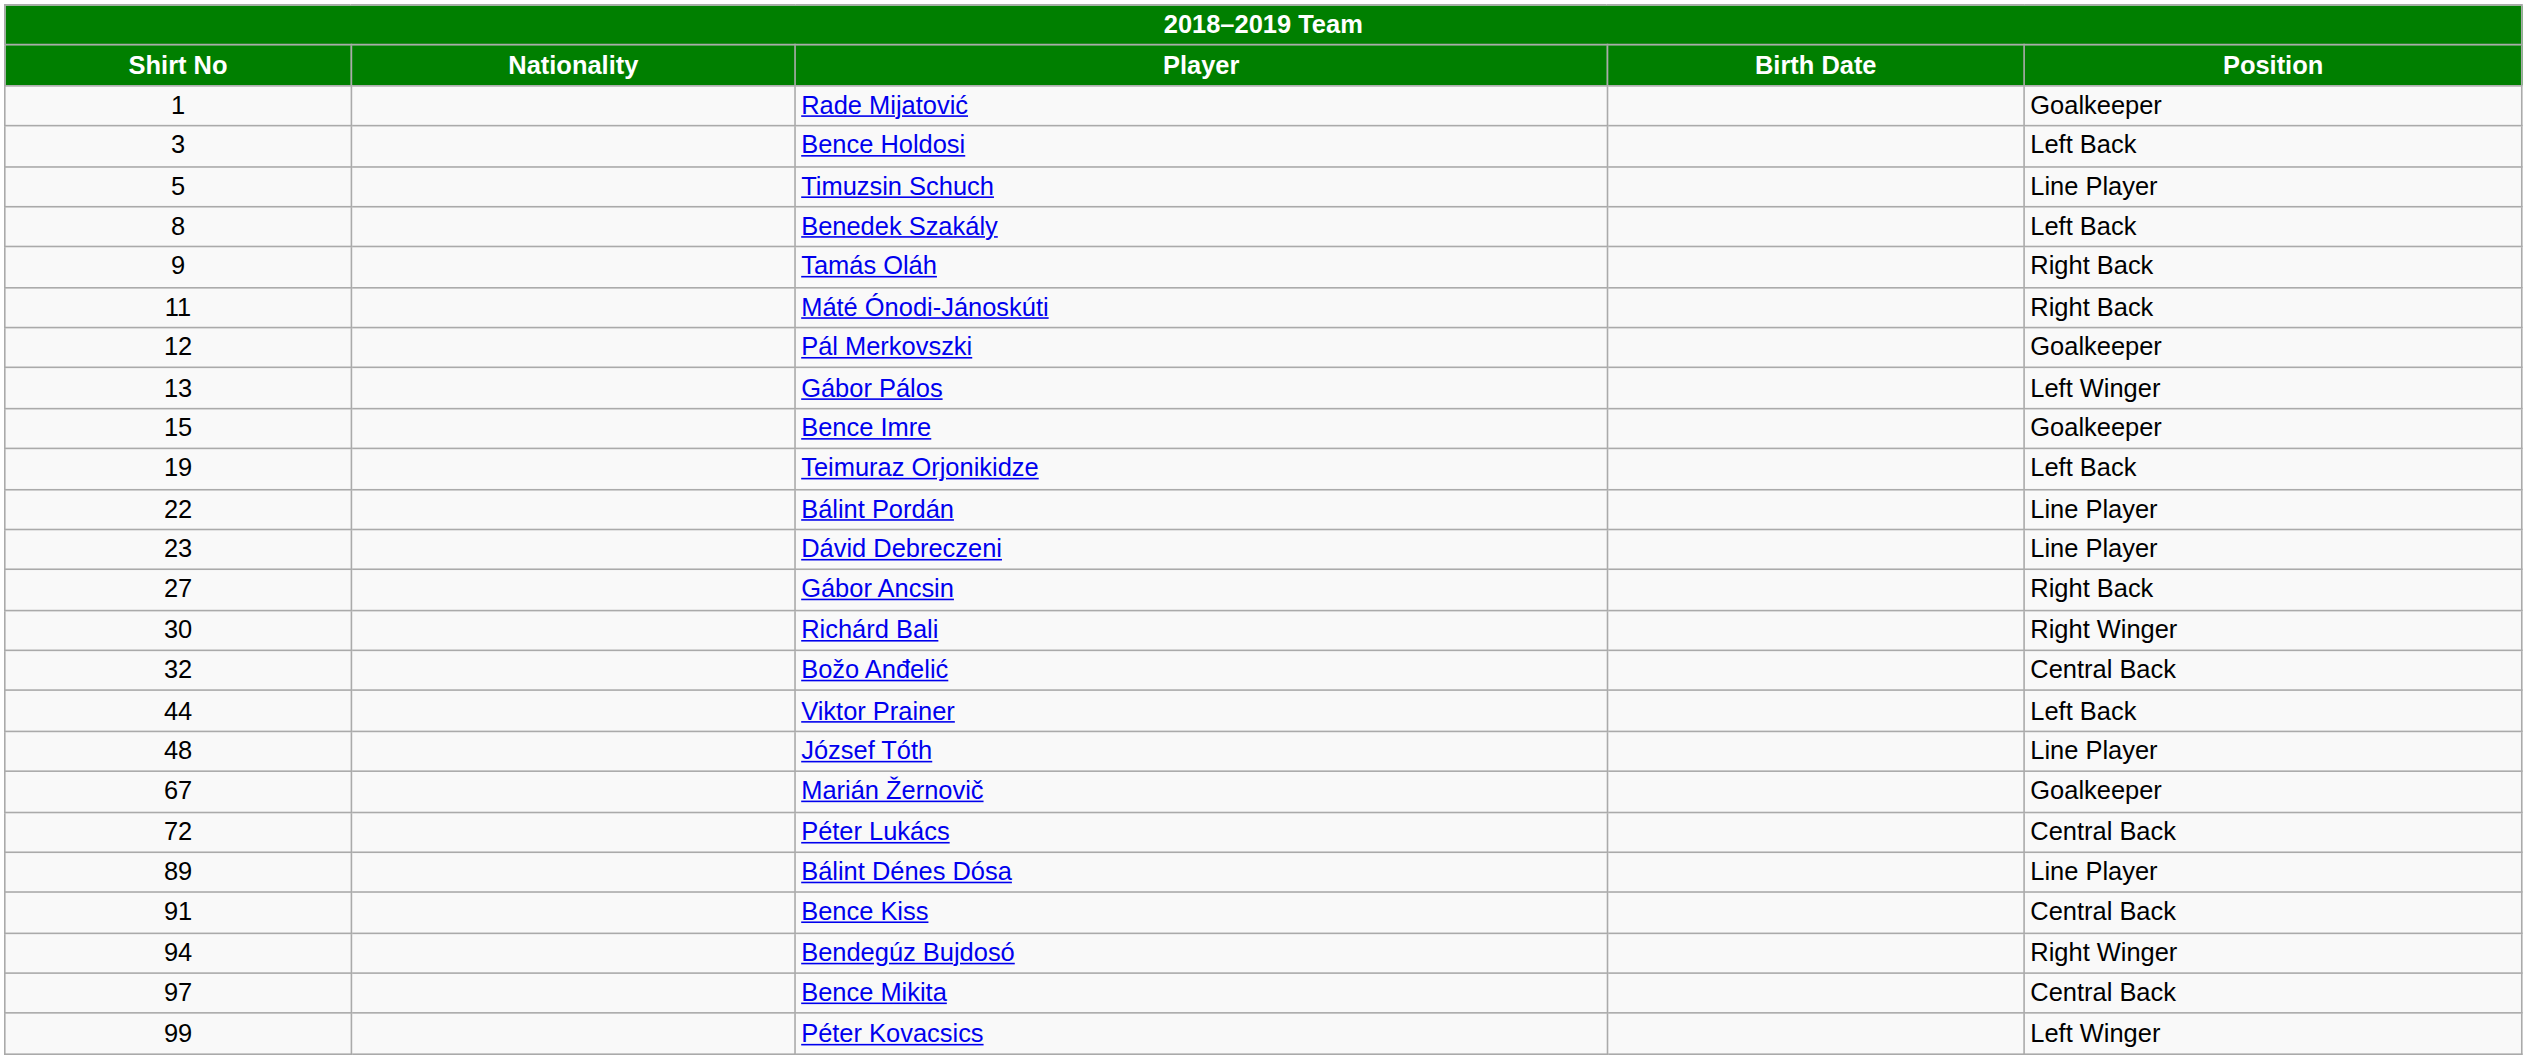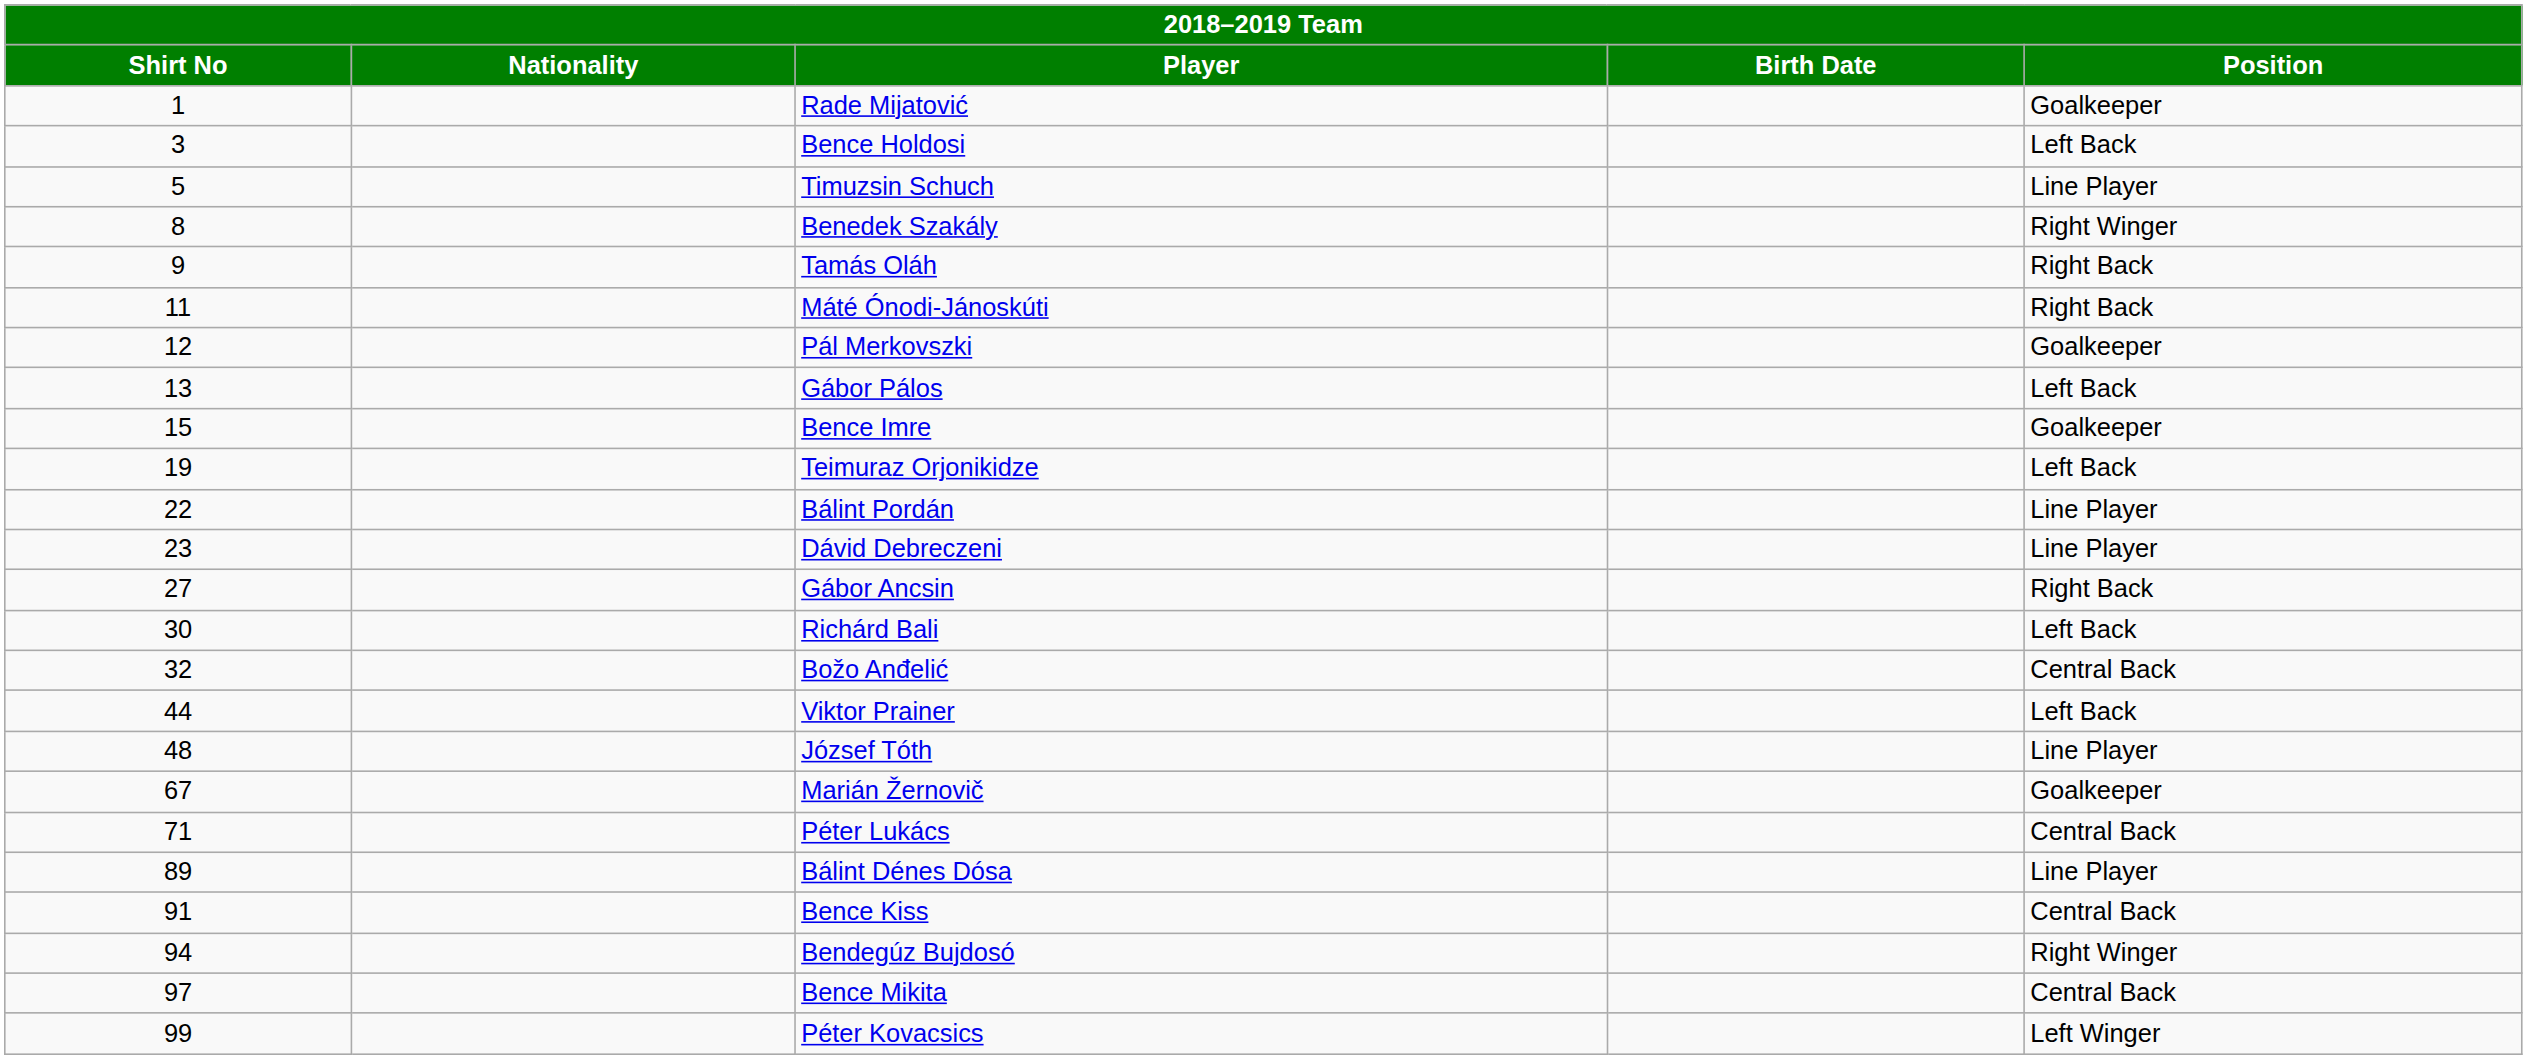(2083, 226) Left Back -> (2104, 226) Right Winger
(2095, 387) Left Winger -> (2083, 387) Left Back
(2104, 629) Right Winger -> (2083, 629) Left Back
(178, 831) 72 -> (178, 831) 71
